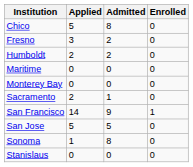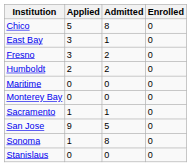+ row: (25, 41)
(71, 98) 2 -> (69, 112) 1
- row: (35, 112)
(71, 127) 5 -> (69, 127) 9
